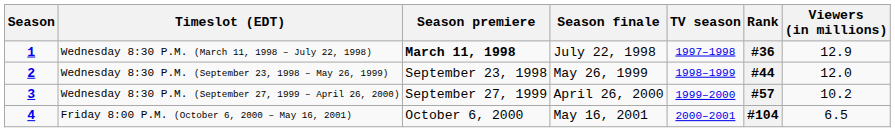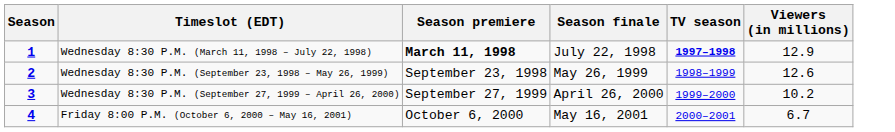- column: (763, 23)
(705, 52) normal -> (705, 52) bold
(836, 73) 12.0 -> (798, 73) 12.6
(836, 116) 6.5 -> (798, 116) 6.7
